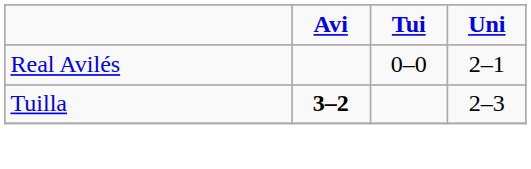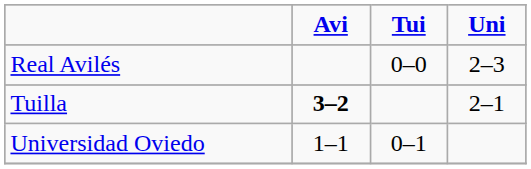(487, 64) 2–1 -> (487, 64) 2–3
(487, 104) 2–3 -> (487, 104) 2–1
+ row: (108, 143)
